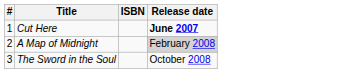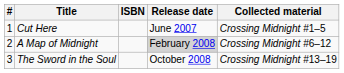+ column: (278, 12)
(174, 28) bold -> (173, 28) normal
